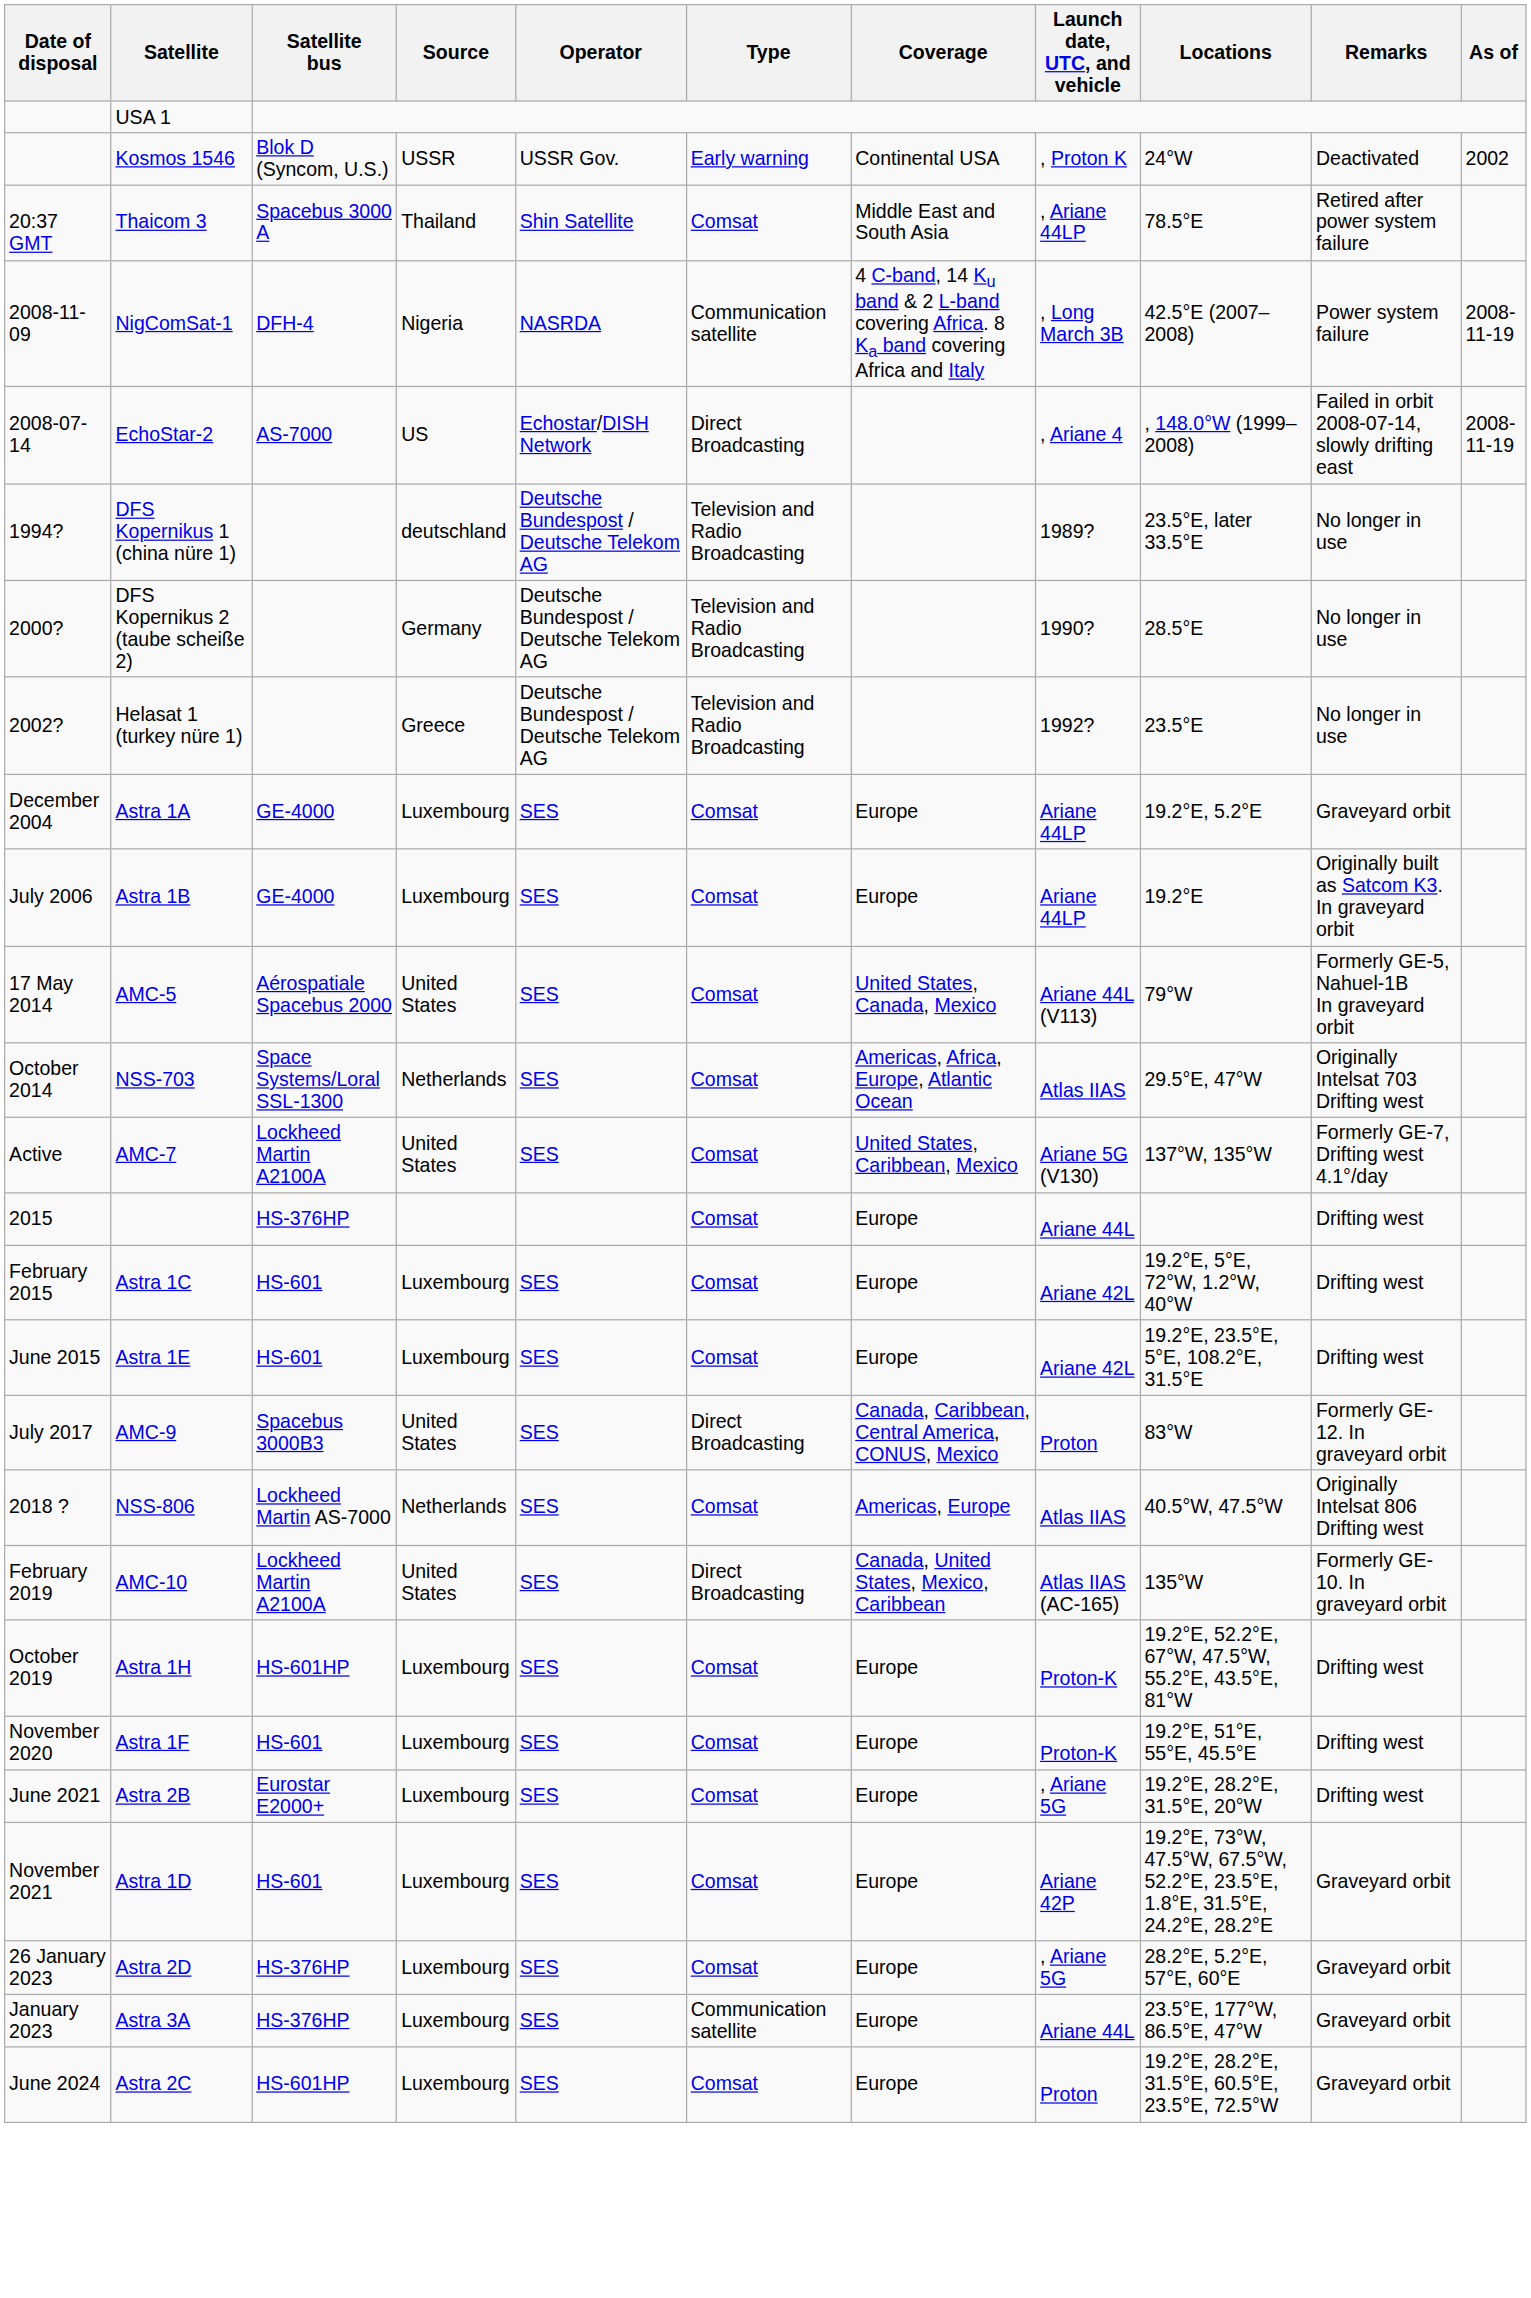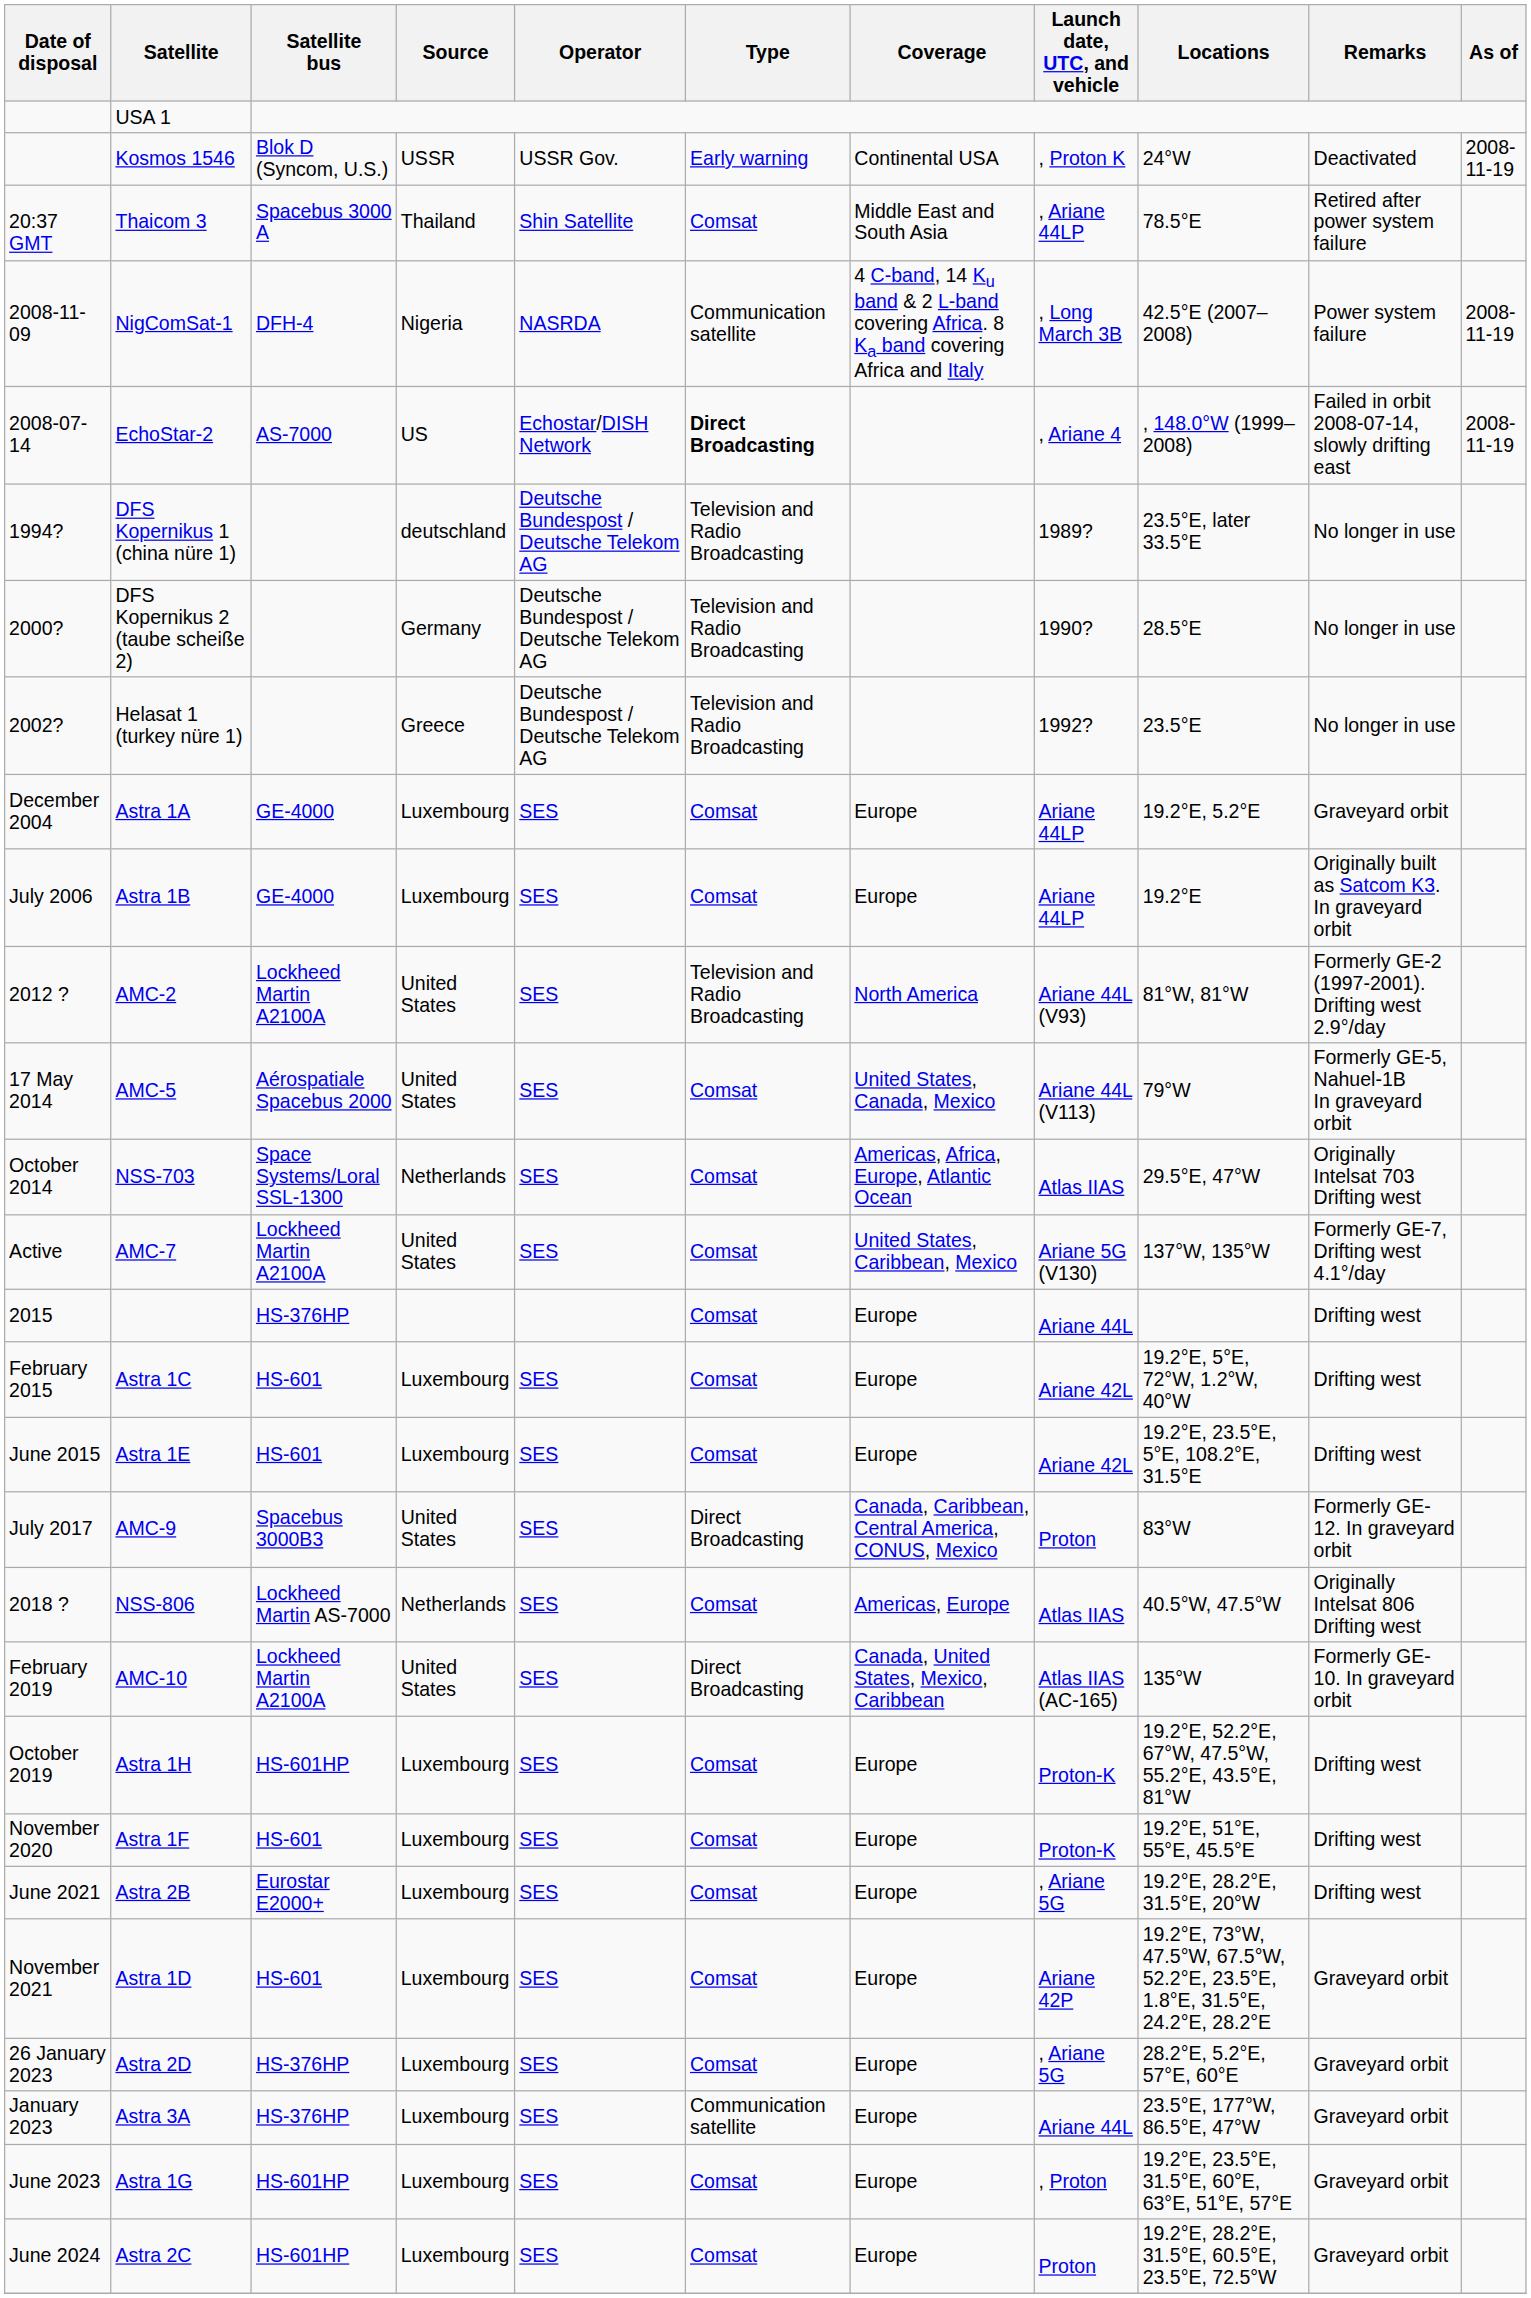(1487, 158) 2002 -> (1491, 158) 2008-11-19
(748, 435) normal -> (752, 435) bold
+ row: (39, 994)
+ row: (55, 2181)
